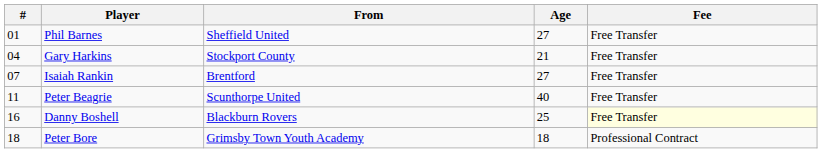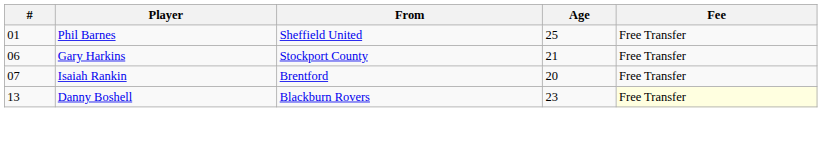(543, 35) 27 -> (552, 35) 25
(14, 56) 04 -> (14, 56) 06
(543, 76) 27 -> (552, 76) 20
- row: (78, 97)
(14, 117) 16 -> (14, 97) 13
(543, 117) 25 -> (552, 97) 23
- row: (71, 138)
